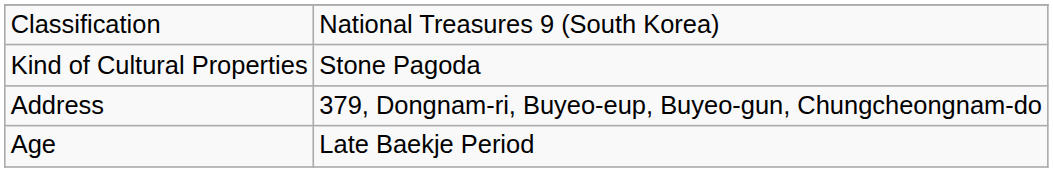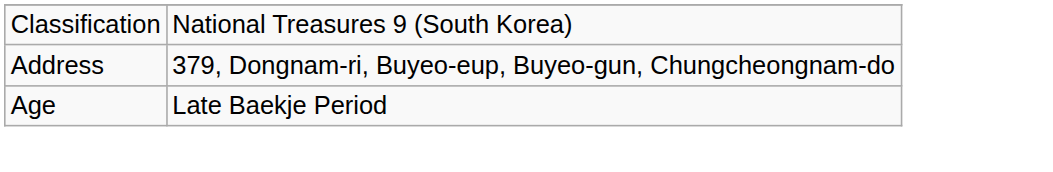- row: (159, 65)
